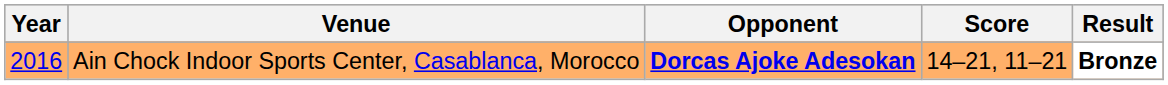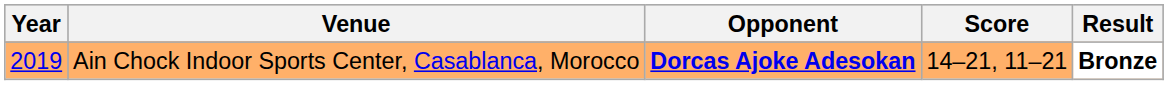(36, 60) 2016 -> (36, 60) 2019
